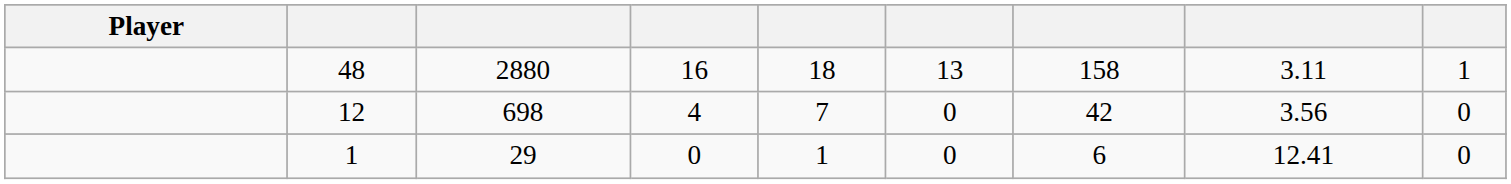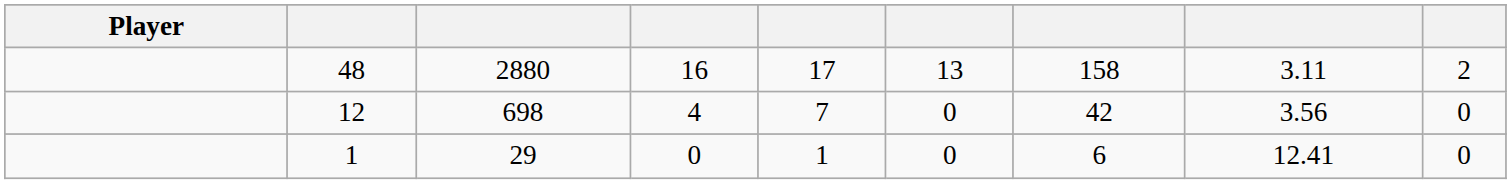(822, 69) 18 -> (822, 69) 17
(1464, 69) 1 -> (1464, 69) 2
